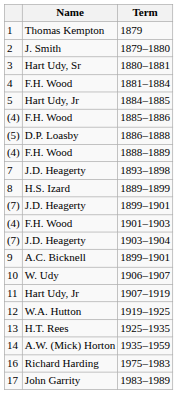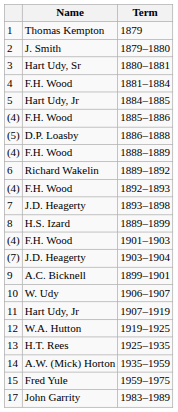+ row: (10, 170)
+ row: (13, 188)
- row: (13, 205)
+ row: (12, 380)
- row: (12, 363)
